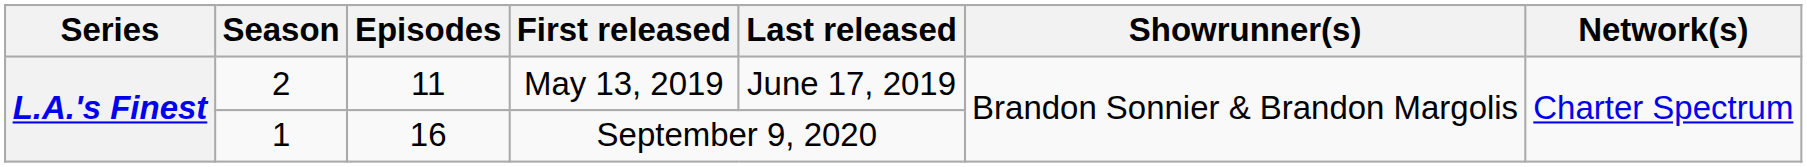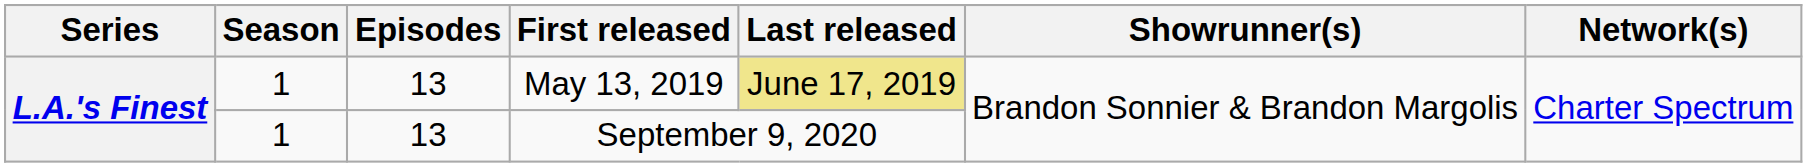(281, 82) 2 -> (281, 82) 1
(428, 82) 11 -> (428, 82) 13
(852, 82) no background -> (852, 82) khaki background
(428, 135) 16 -> (428, 135) 13
